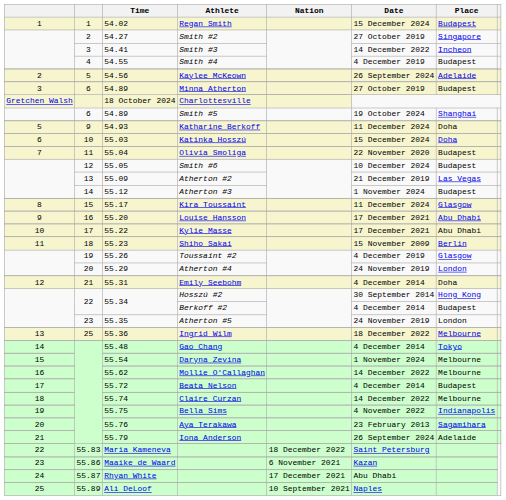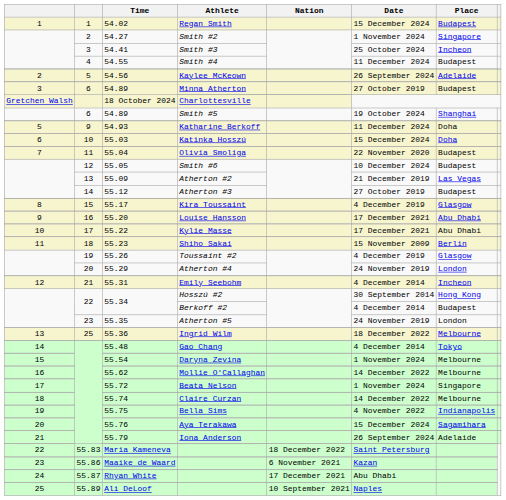(389, 37) 27 October 2019 -> (389, 37) 1 November 2024
(392, 50) 14 December 2022 -> (389, 50) 25 October 2024
(389, 62) 4 December 2019 -> (392, 62) 11 December 2024
(389, 192) 1 November 2024 -> (389, 192) 27 October 2019
(392, 205) 11 December 2024 -> (389, 205) 4 December 2019
(448, 282) Doha -> (455, 282) Incheon
(389, 386) 4 December 2014 -> (389, 386) 1 November 2024
(457, 386) Budapest -> (460, 386) Singapore
(392, 424) 23 February 2013 -> (392, 424) 15 December 2024
